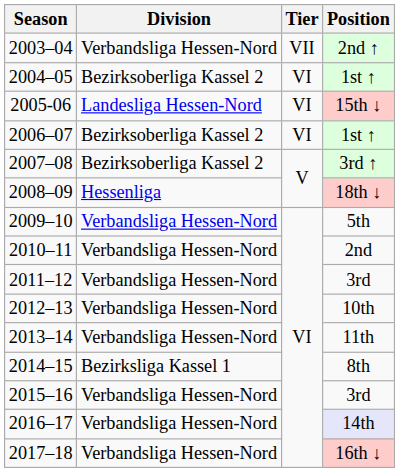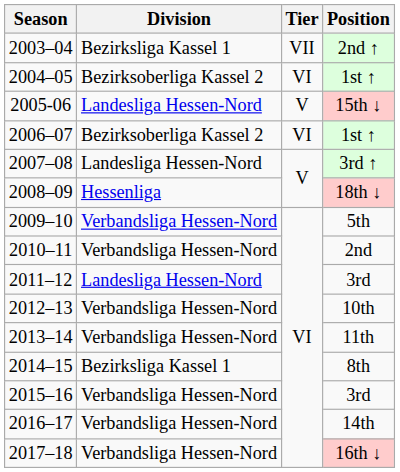(179, 47) Verbandsliga Hessen-Nord -> (156, 47) Bezirksliga Kassel 1
(302, 105) VI -> (302, 105) V
(172, 163) Bezirksoberliga Kassel 2 -> (171, 163) Landesliga Hessen-Nord
(179, 279) Verbandsliga Hessen-Nord -> (171, 279) Landesliga Hessen-Nord
(358, 423) lavender background -> (358, 423) no background
